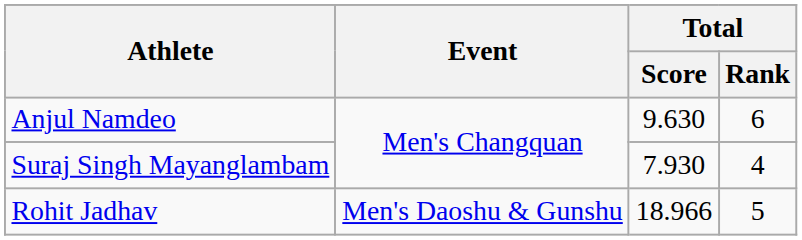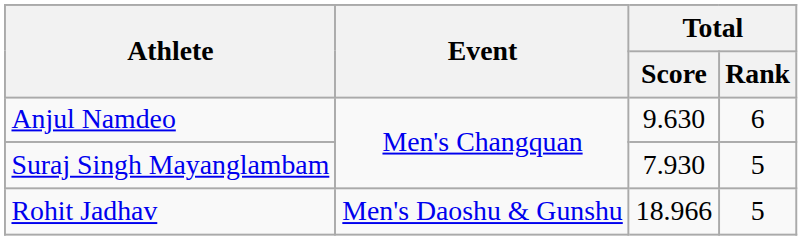(758, 165) 4 -> (758, 165) 5
